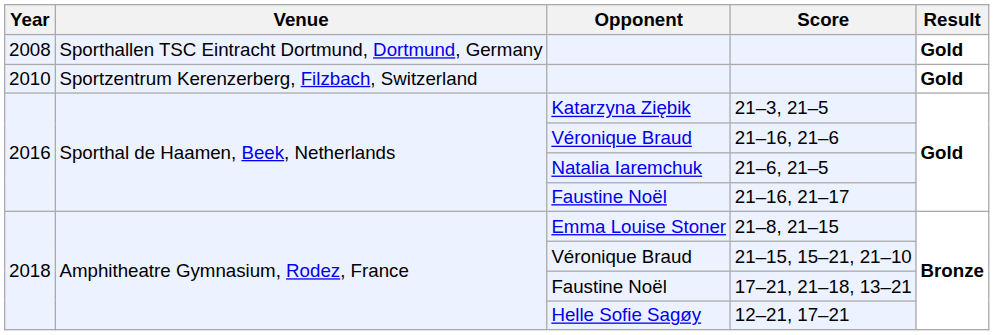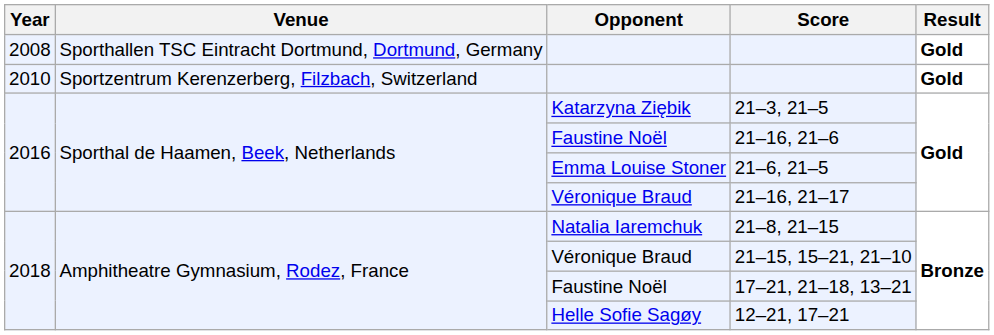(622, 138) Véronique Braud -> (609, 138) Faustine Noël
(627, 168) Natalia Iaremchuk -> (639, 168) Emma Louise Stoner
(609, 197) Faustine Noël -> (622, 197) Véronique Braud
(639, 227) Emma Louise Stoner -> (627, 227) Natalia Iaremchuk
